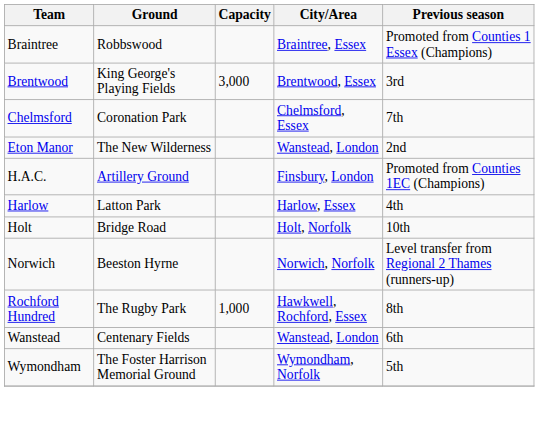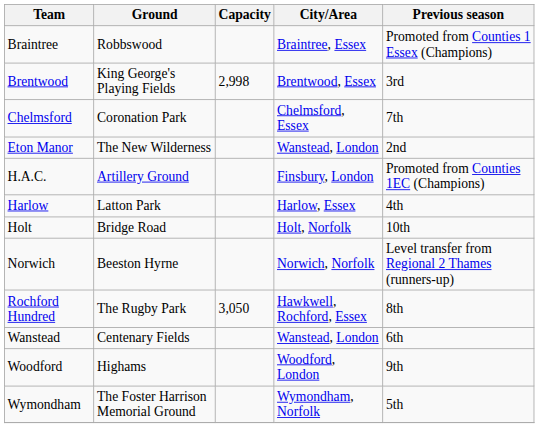(234, 81) 3,000 -> (234, 81) 2,998
(234, 308) 1,000 -> (234, 308) 3,050
+ row: (35, 367)
